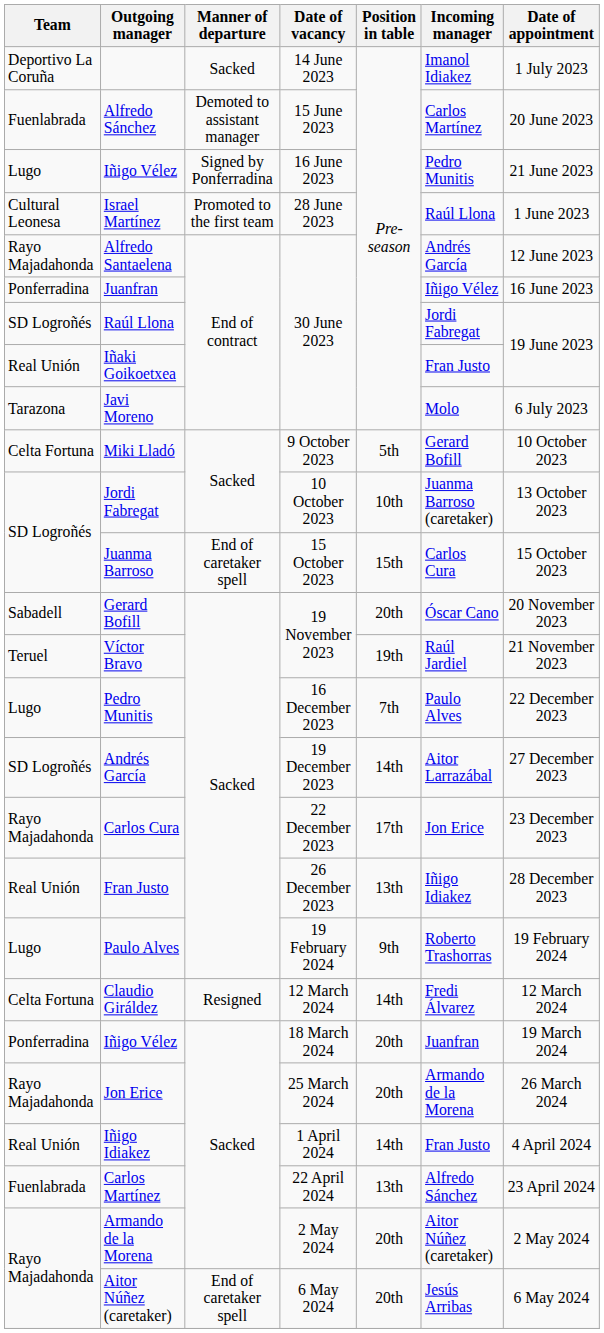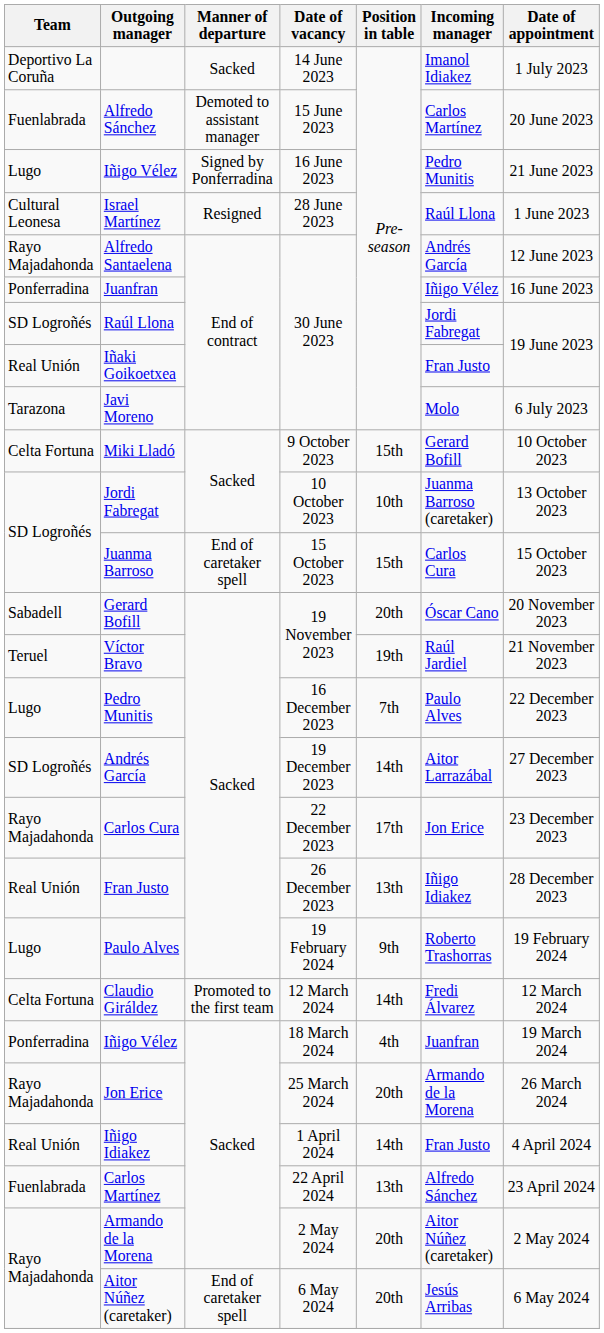(232, 213) Promoted to the first team -> (232, 213) Resigned
(389, 450) 5th -> (389, 450) 15th
(232, 999) Resigned -> (232, 999) Promoted to the first team
(389, 1041) 20th -> (389, 1041) 4th
